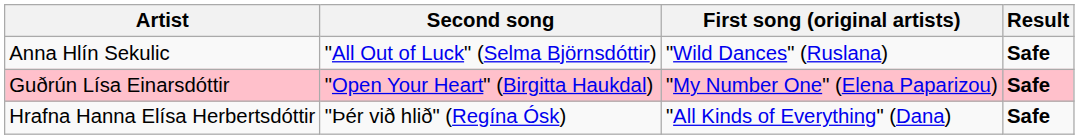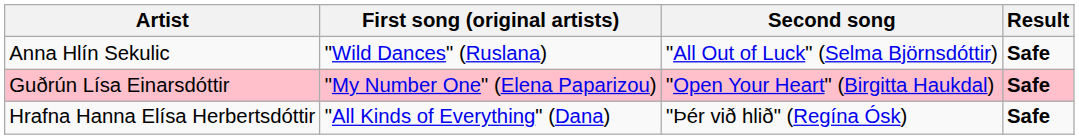columns swapped: (832, 20) <-> (491, 20)
